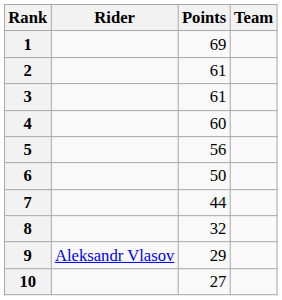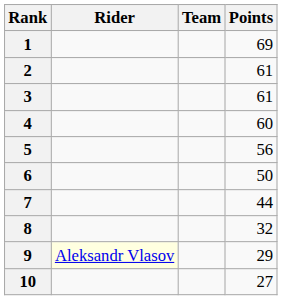columns swapped: (254, 17) <-> (204, 17)
(115, 255) no background -> (115, 255) lightyellow background
